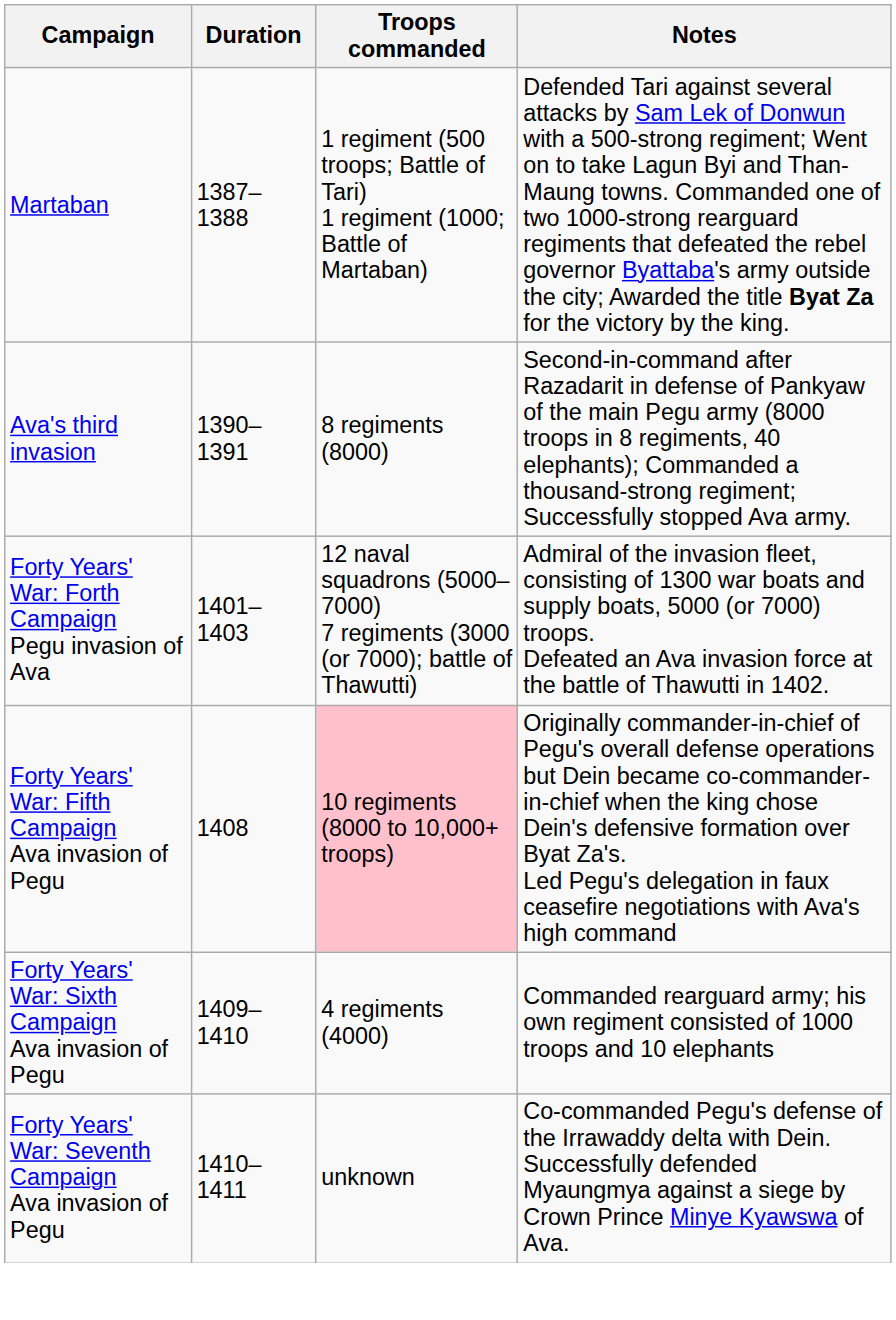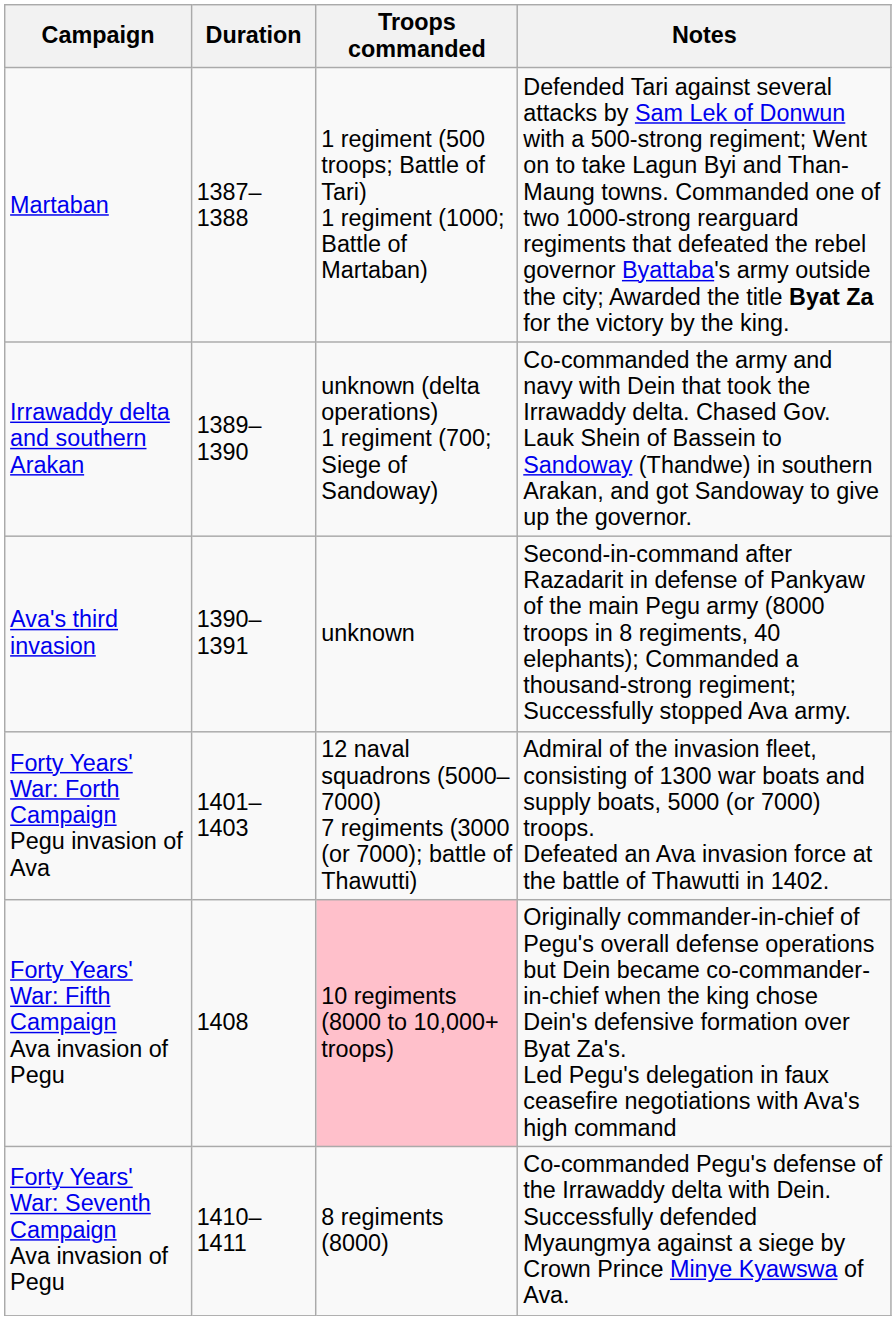+ row: (90, 438)
(382, 438) 8 regiments (8000) -> (368, 633) unknown
- row: (89, 1022)
(368, 1178) unknown -> (382, 1230) 8 regiments (8000)
